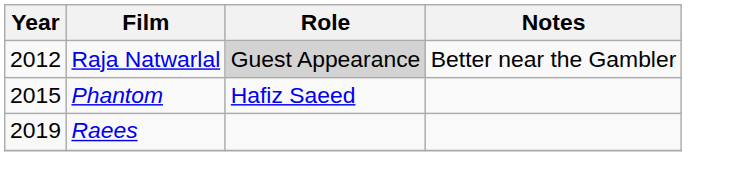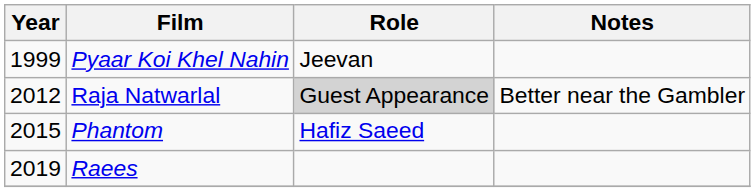+ row: (180, 58)
